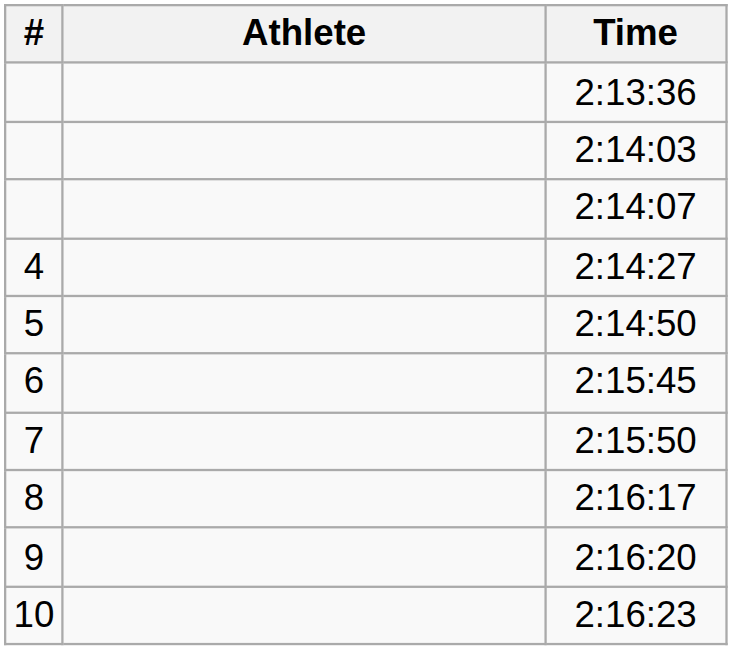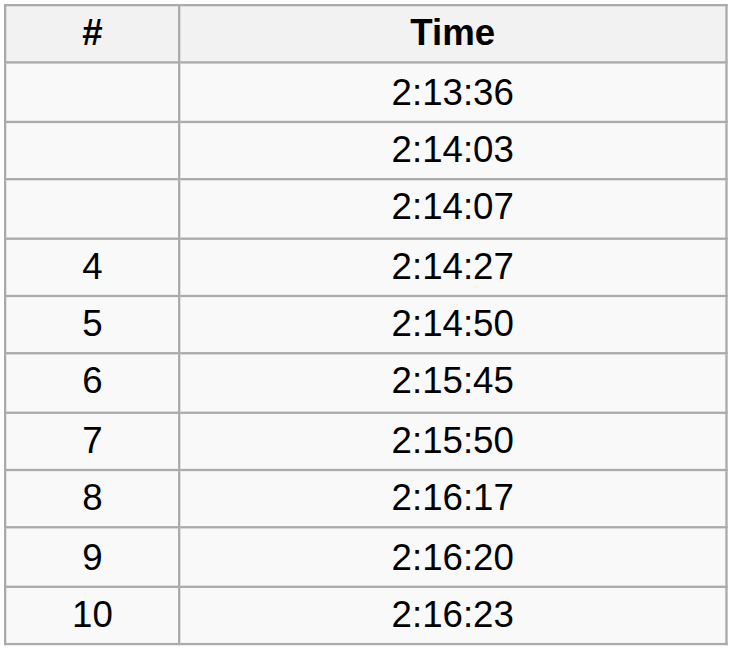- column: (304, 33)
